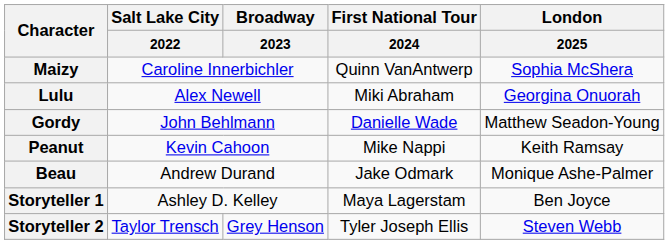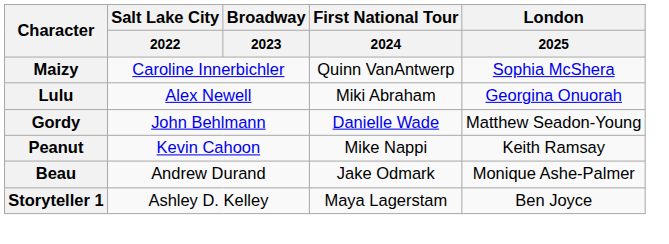- row: (56, 226)
